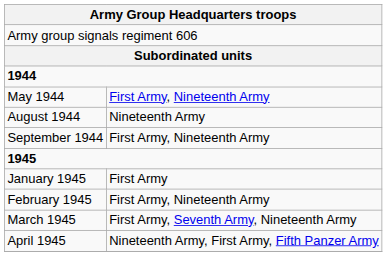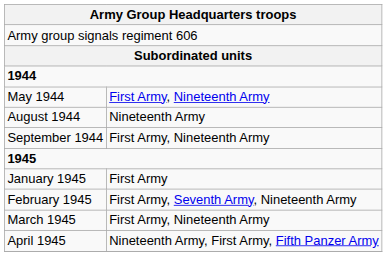(189, 199) First Army, Nineteenth Army -> (233, 199) First Army, Seventh Army, Nineteenth Army
(233, 220) First Army, Seventh Army, Nineteenth Army -> (189, 220) First Army, Nineteenth Army
